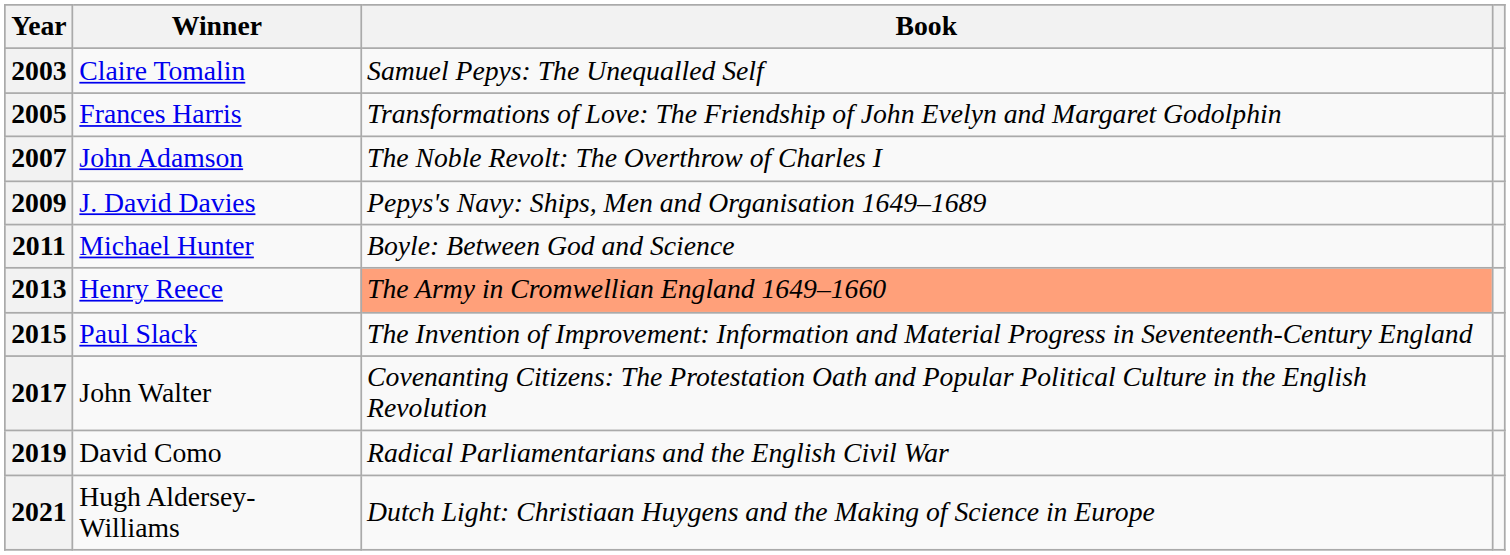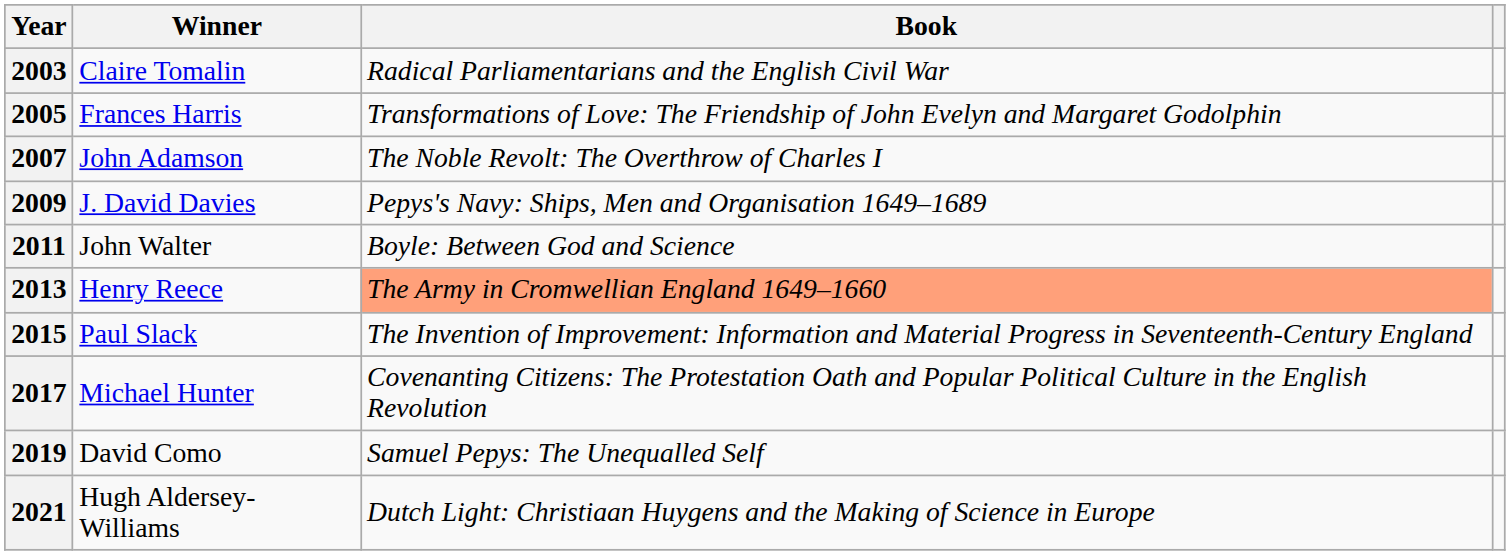(565, 70) Samuel Pepys: The Unequalled Self -> (658, 70) Radical Parliamentarians and the English Civil War
(167, 245) Michael Hunter -> (145, 245) John Walter
(145, 393) John Walter -> (167, 393) Michael Hunter
(658, 452) Radical Parliamentarians and the English Civil War -> (565, 452) Samuel Pepys: The Unequalled Self
